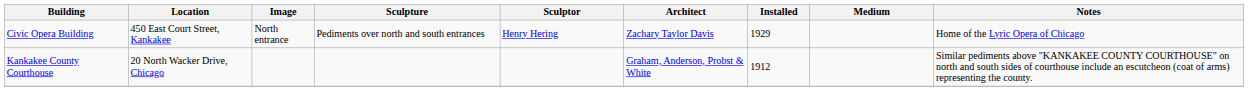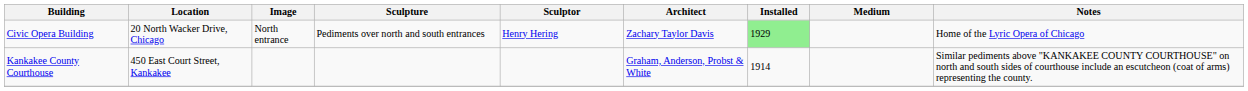(175, 34) 450 East Court Street, Kankakee -> (179, 34) 20 North Wacker Drive, Chicago
(760, 34) no background -> (760, 34) lightgreen background
(179, 67) 20 North Wacker Drive, Chicago -> (175, 67) 450 East Court Street, Kankakee
(760, 67) 1912 -> (760, 67) 1914
